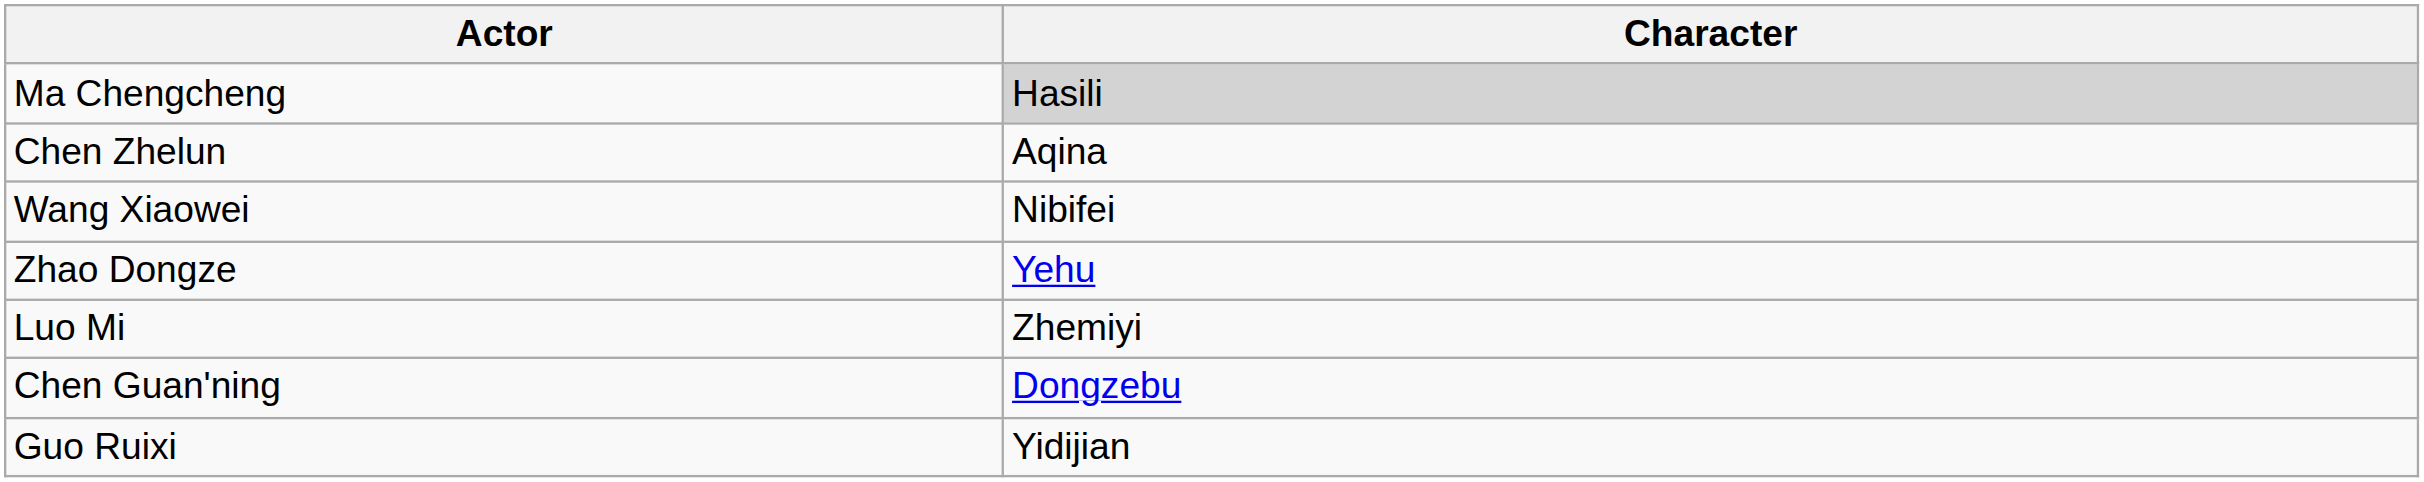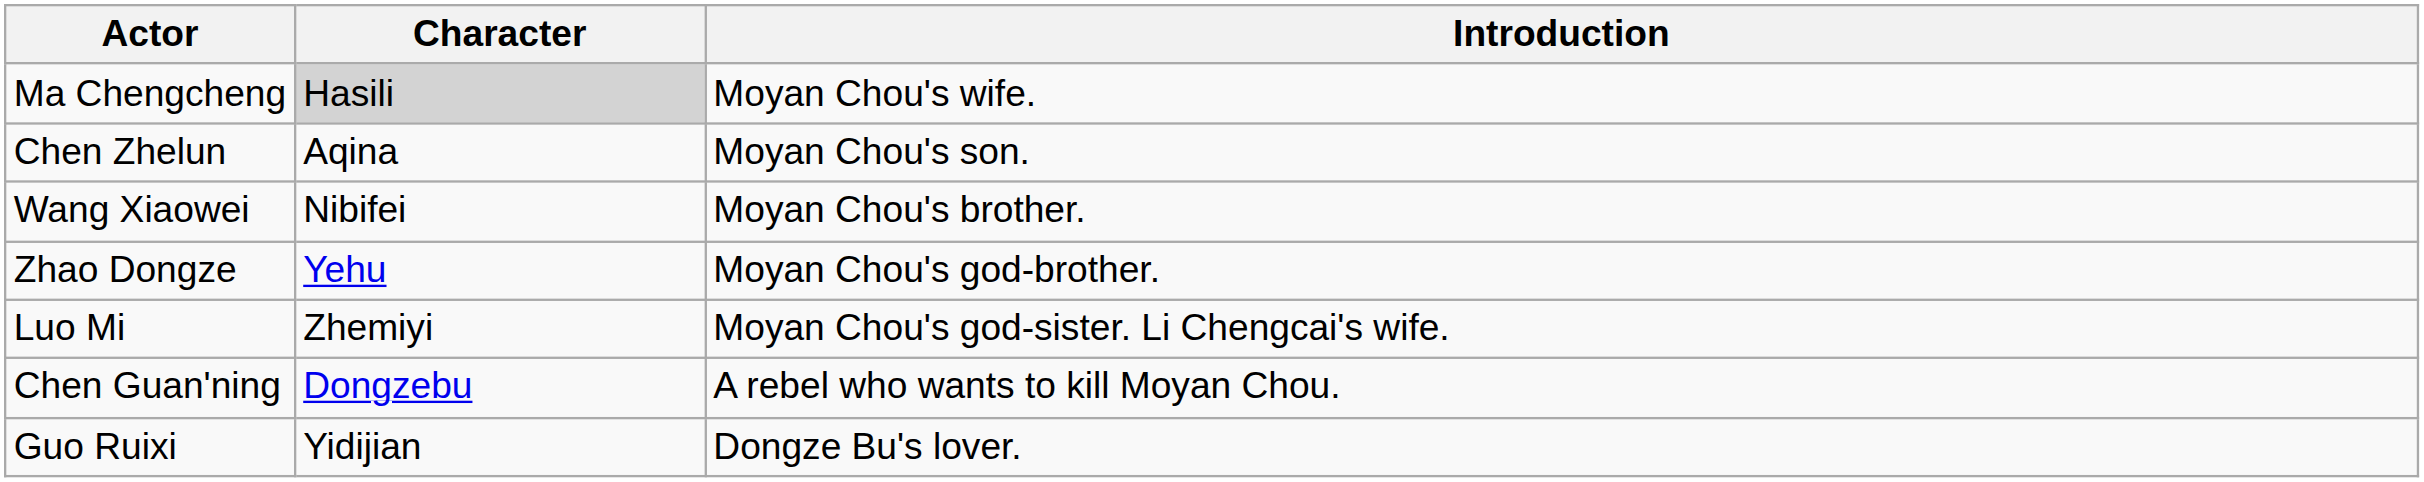+ column: (1561, 33)
